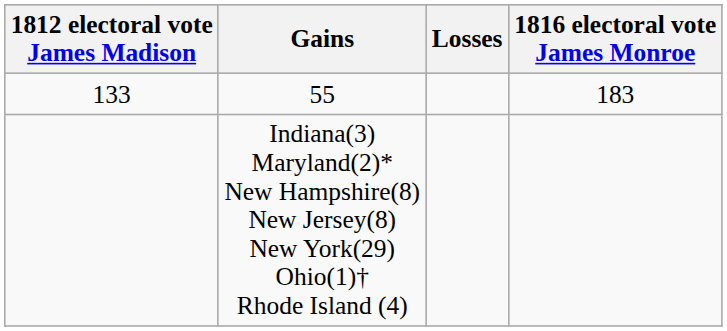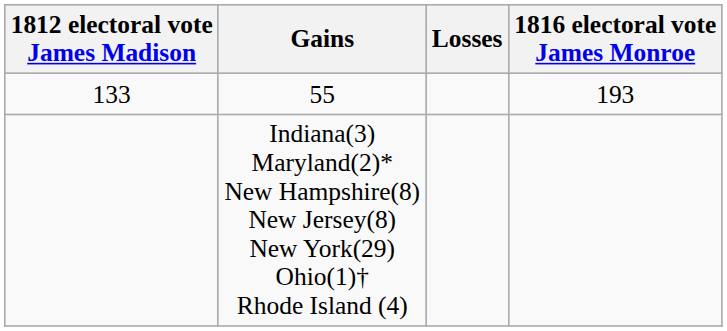(615, 93) 183 -> (615, 93) 193
